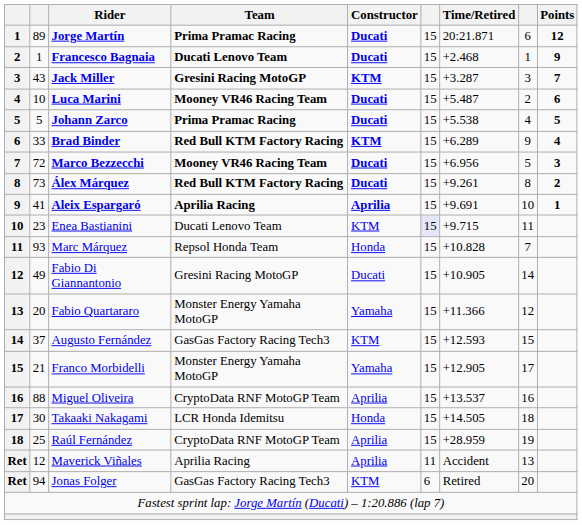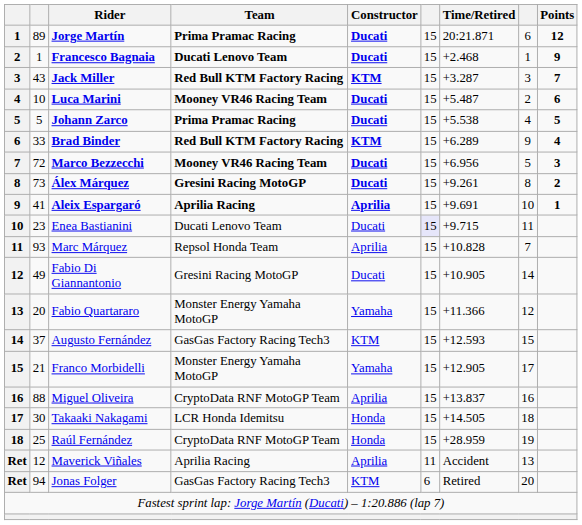(240, 77) Gresini Racing MotoGP -> (259, 77) Red Bull KTM Factory Racing
(259, 183) Red Bull KTM Factory Racing -> (240, 183) Gresini Racing MotoGP
(365, 225) KTM -> (368, 225) Ducati
(368, 246) Honda -> (369, 246) Aprilia
(464, 397) +13.537 -> (464, 397) +13.837
(369, 439) Aprilia -> (368, 439) Honda
